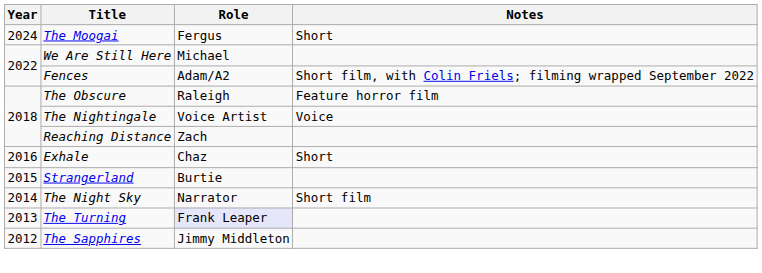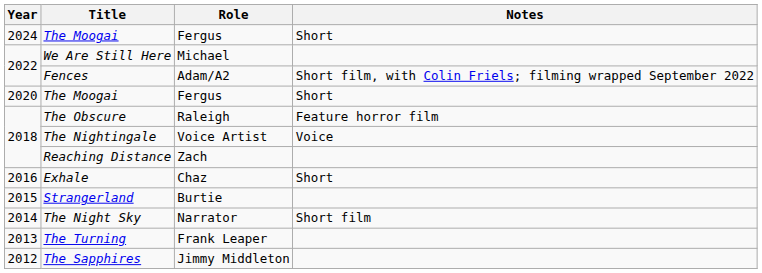+ row: (22, 96)
(222, 218) lavender background -> (222, 238) no background
